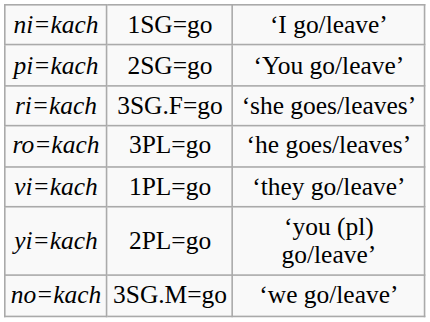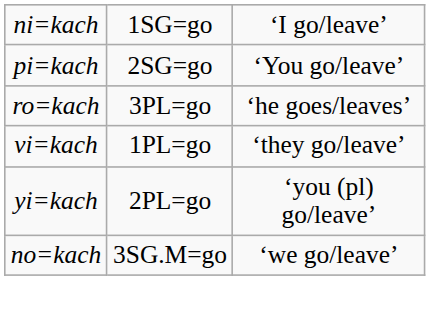- row: (56, 105)
